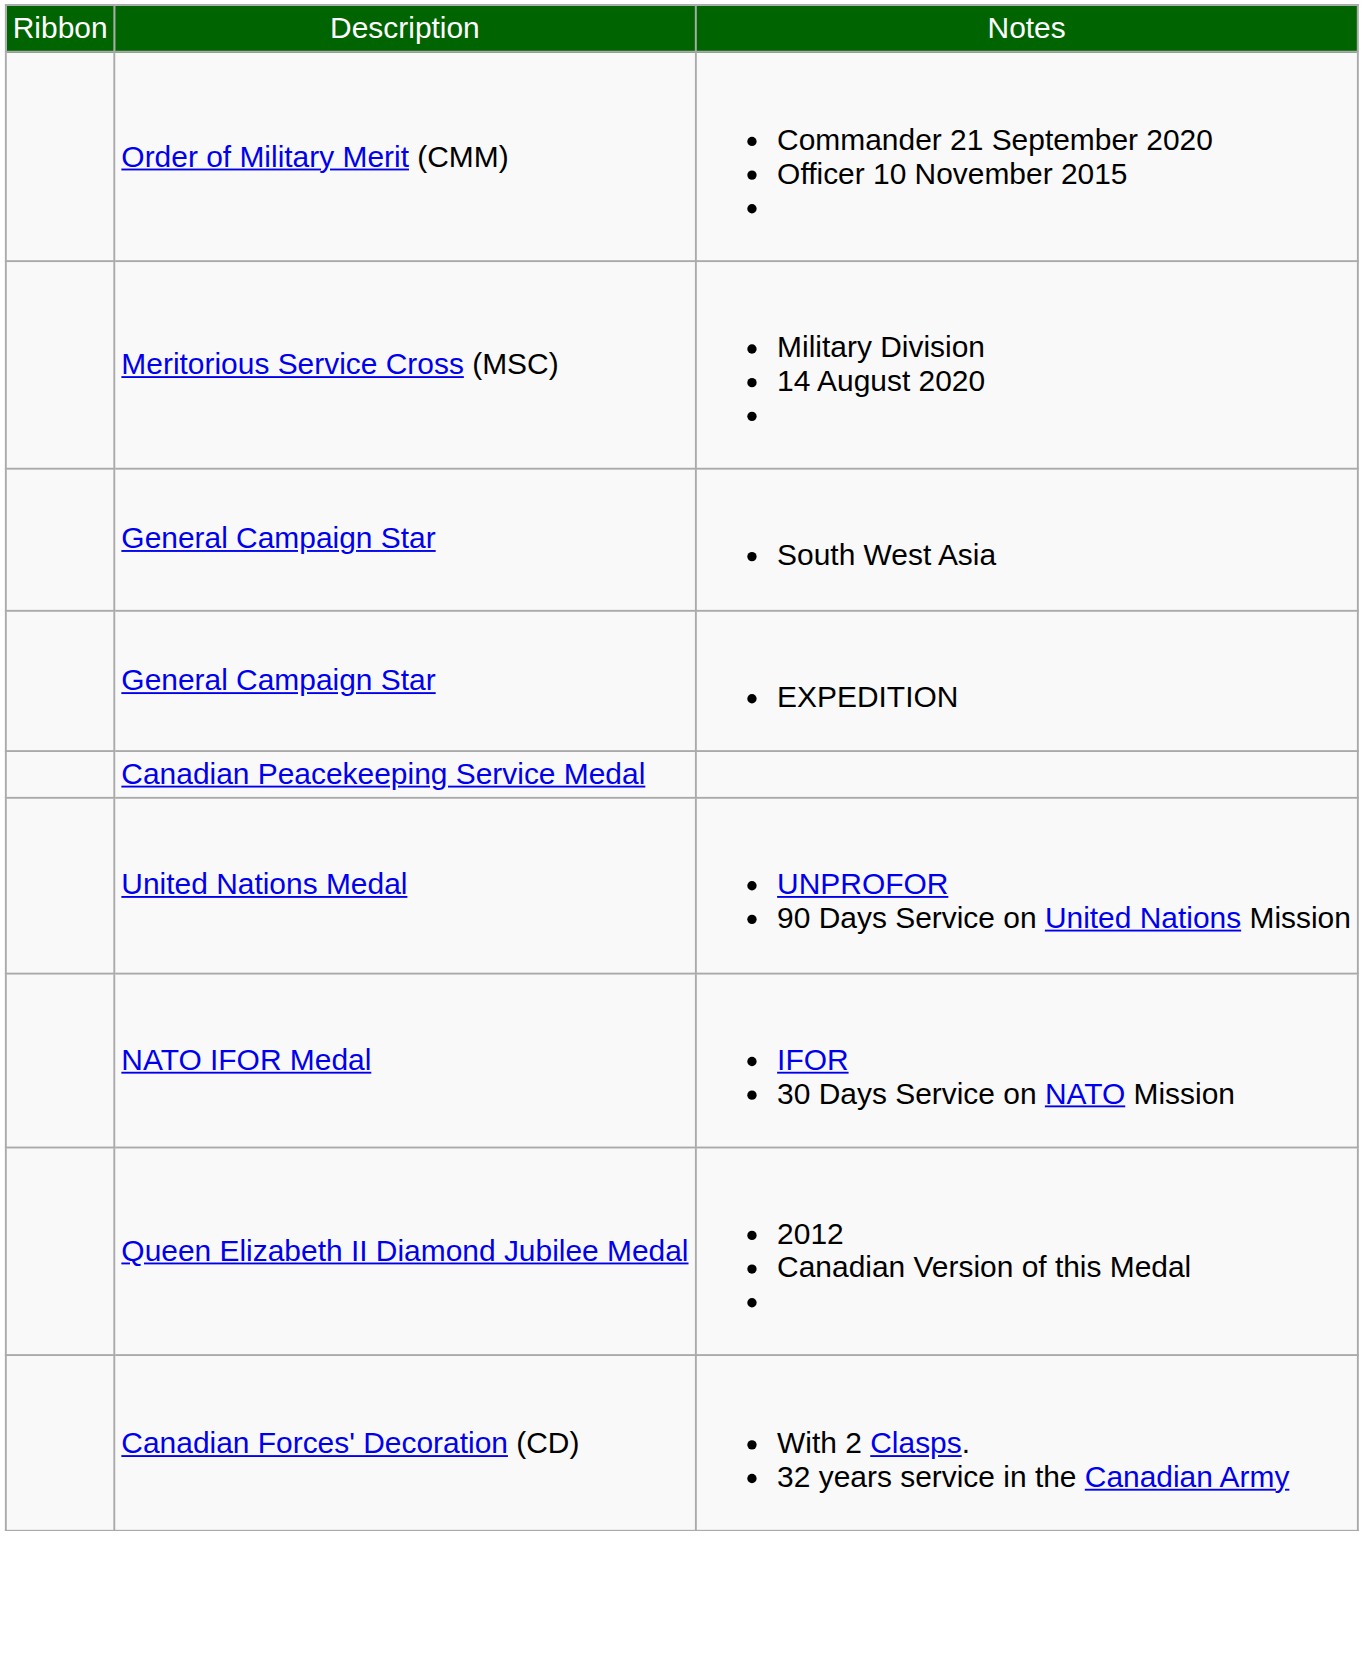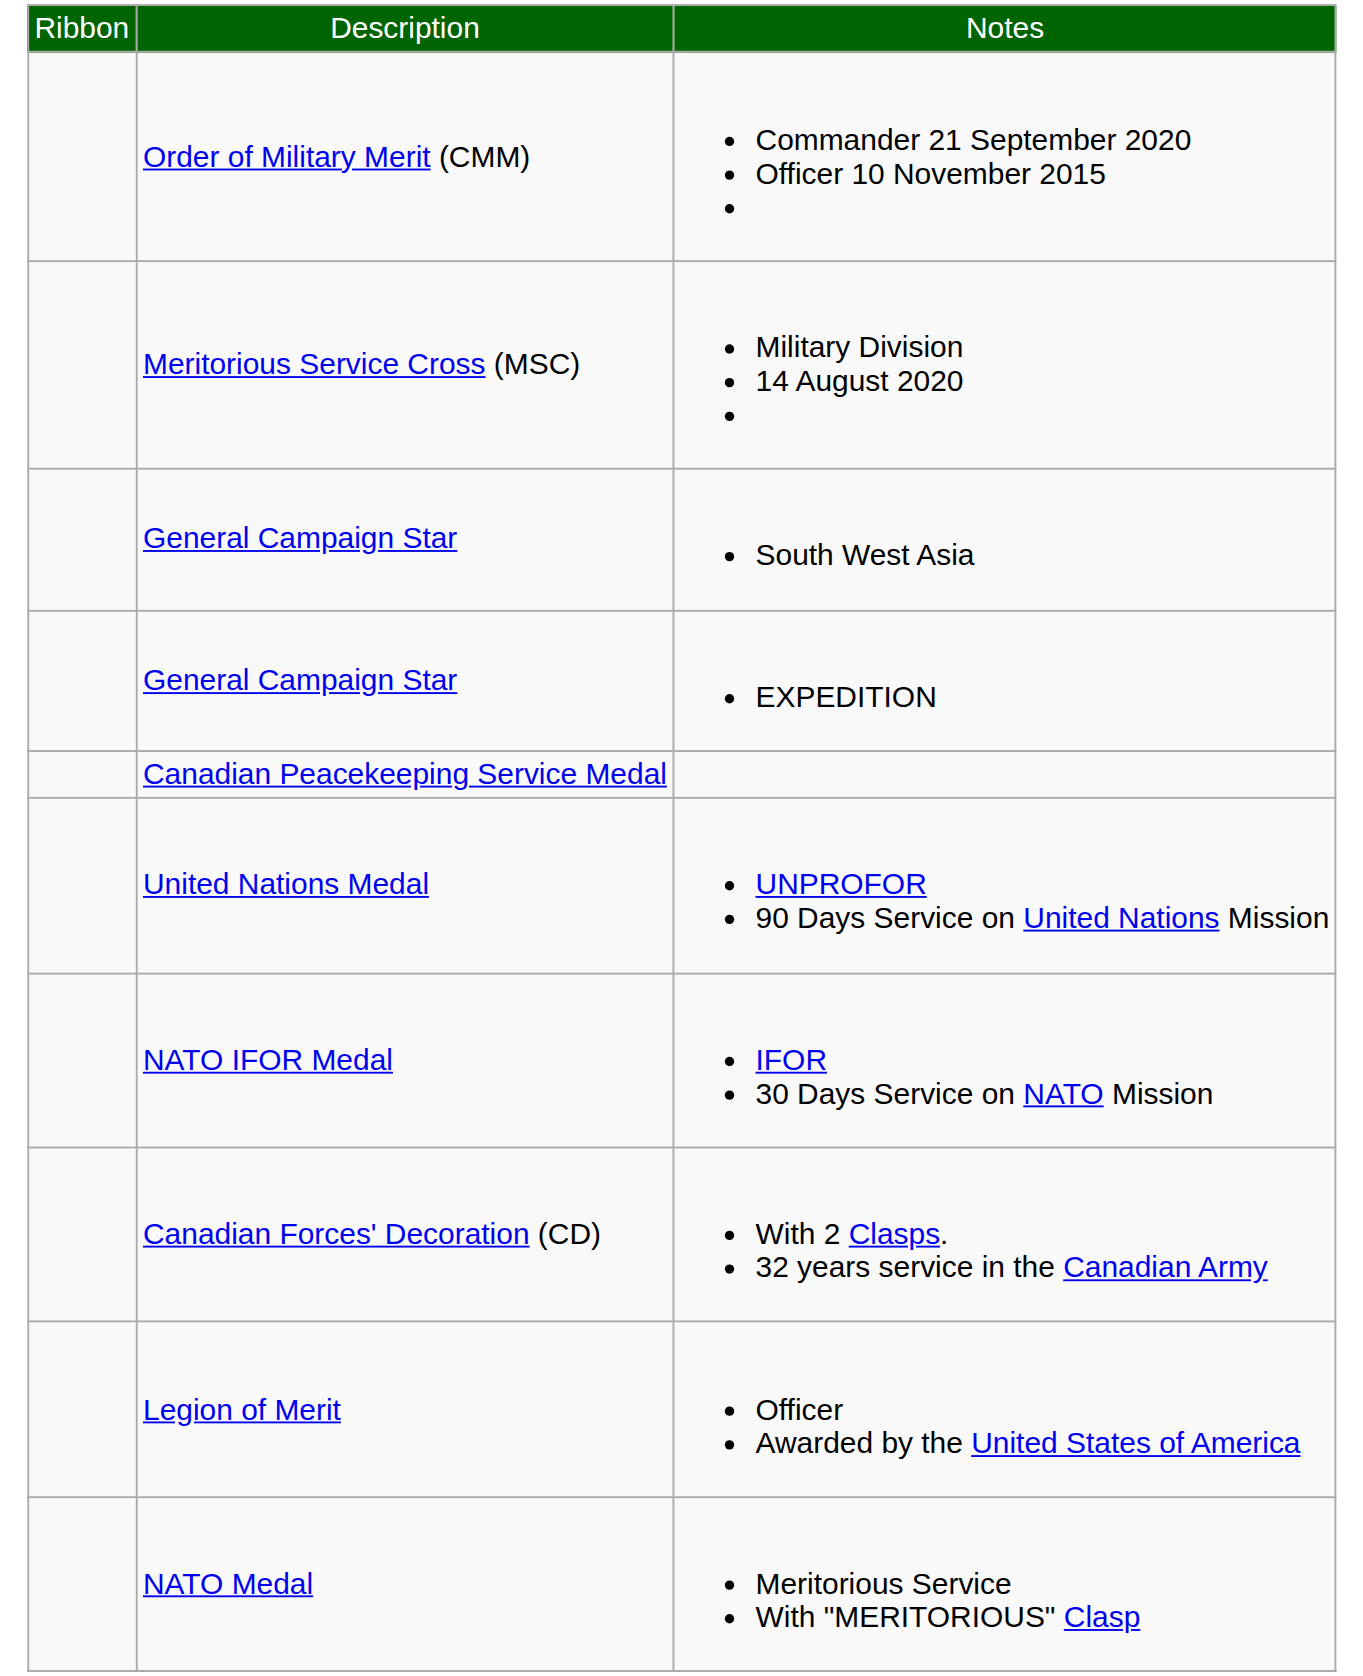- row: (405, 1251)
+ row: (242, 1408)
+ row: (228, 1583)
